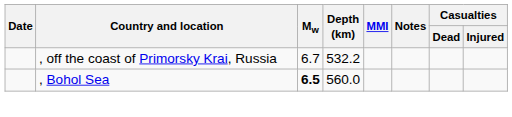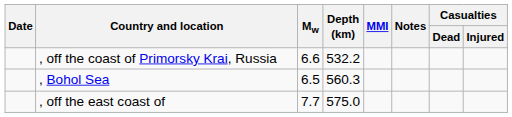(310, 58) 6.7 -> (310, 58) 6.6
(310, 79) bold -> (310, 79) normal
(343, 79) 560.0 -> (343, 79) 560.3
+ row: (102, 101)
